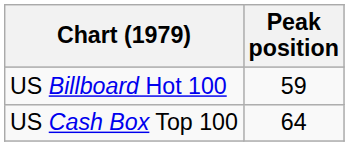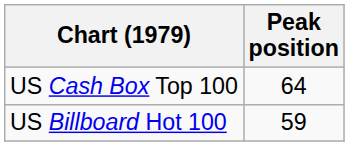rows swapped: (118, 85) <-> (124, 122)
